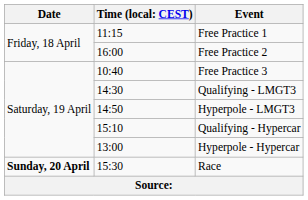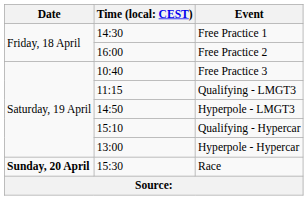(110, 33) 11:15 -> (110, 33) 14:30
(110, 90) 14:30 -> (110, 90) 11:15
